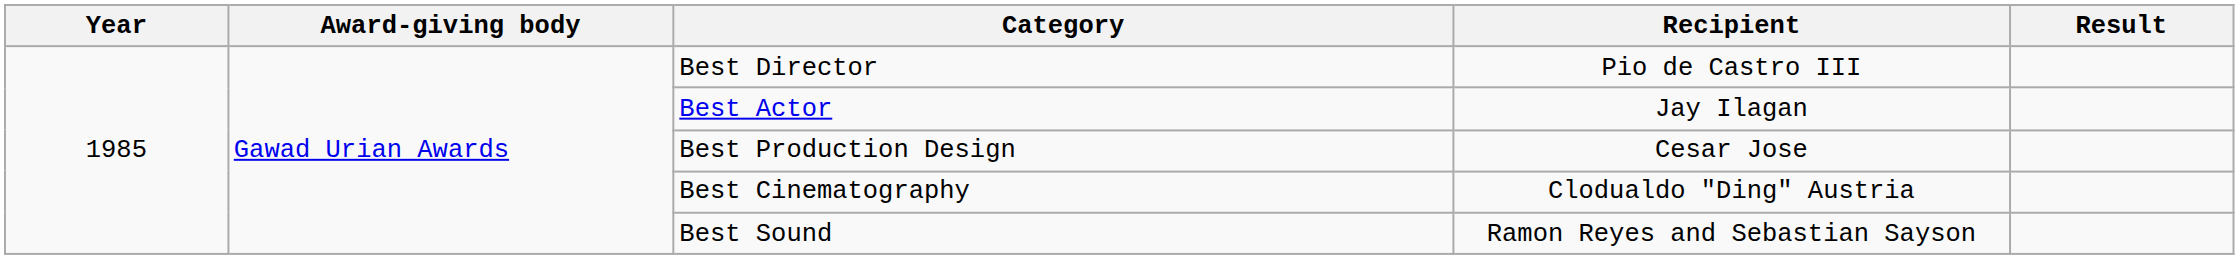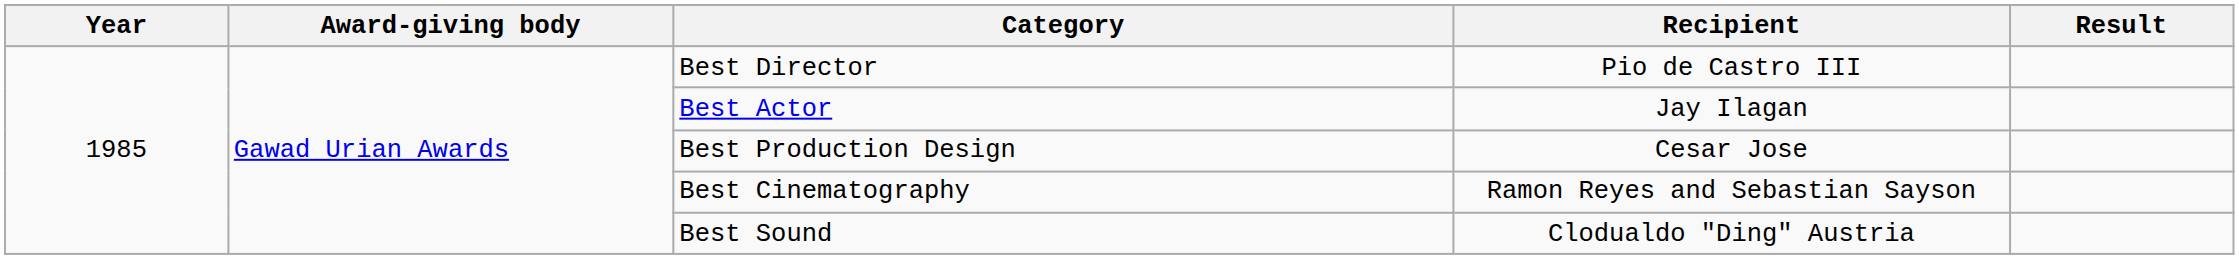(1731, 192) Clodualdo "Ding" Austria -> (1731, 192) Ramon Reyes and Sebastian Sayson
(1731, 233) Ramon Reyes and Sebastian Sayson -> (1731, 233) Clodualdo "Ding" Austria
